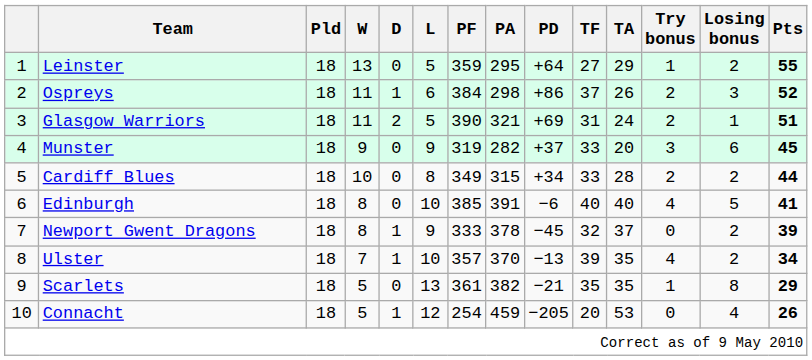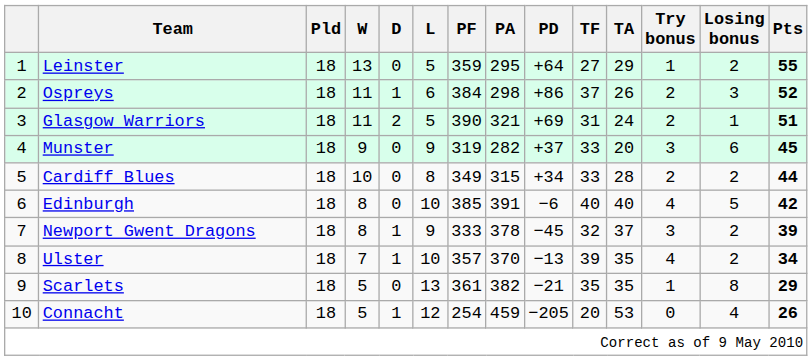(788, 204) 41 -> (788, 204) 42
(670, 232) 0 -> (670, 232) 3
